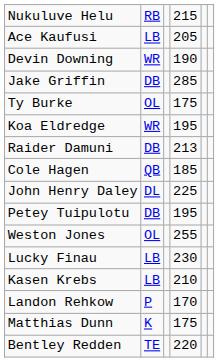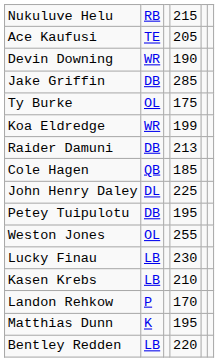(152, 38) LB -> (152, 38) TE
(185, 126) 195 -> (185, 126) 199
(185, 324) 175 -> (185, 324) 195
(152, 346) TE -> (152, 346) LB
